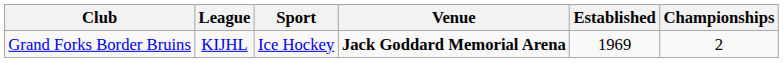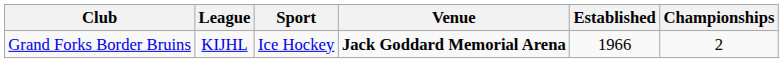(615, 44) 1969 -> (615, 44) 1966
